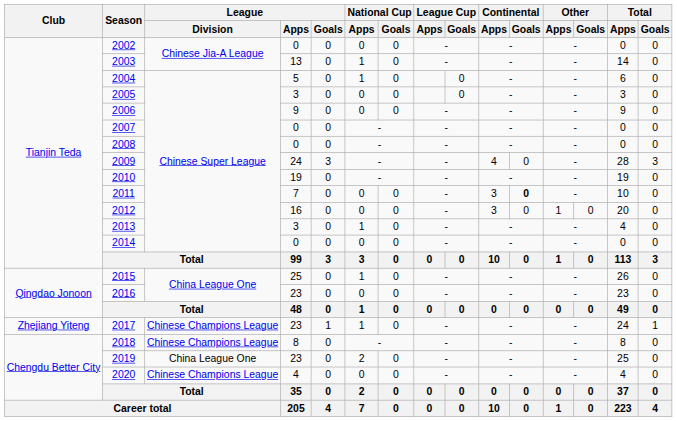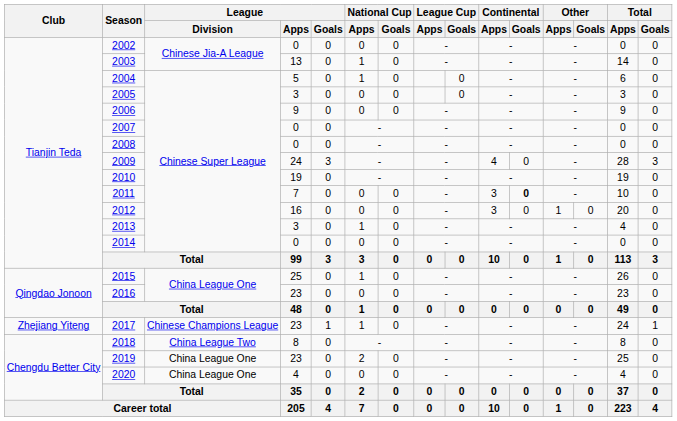(213, 342) Chinese Champions League -> (213, 342) China League Two
(213, 375) Chinese Champions League -> (213, 375) China League One
